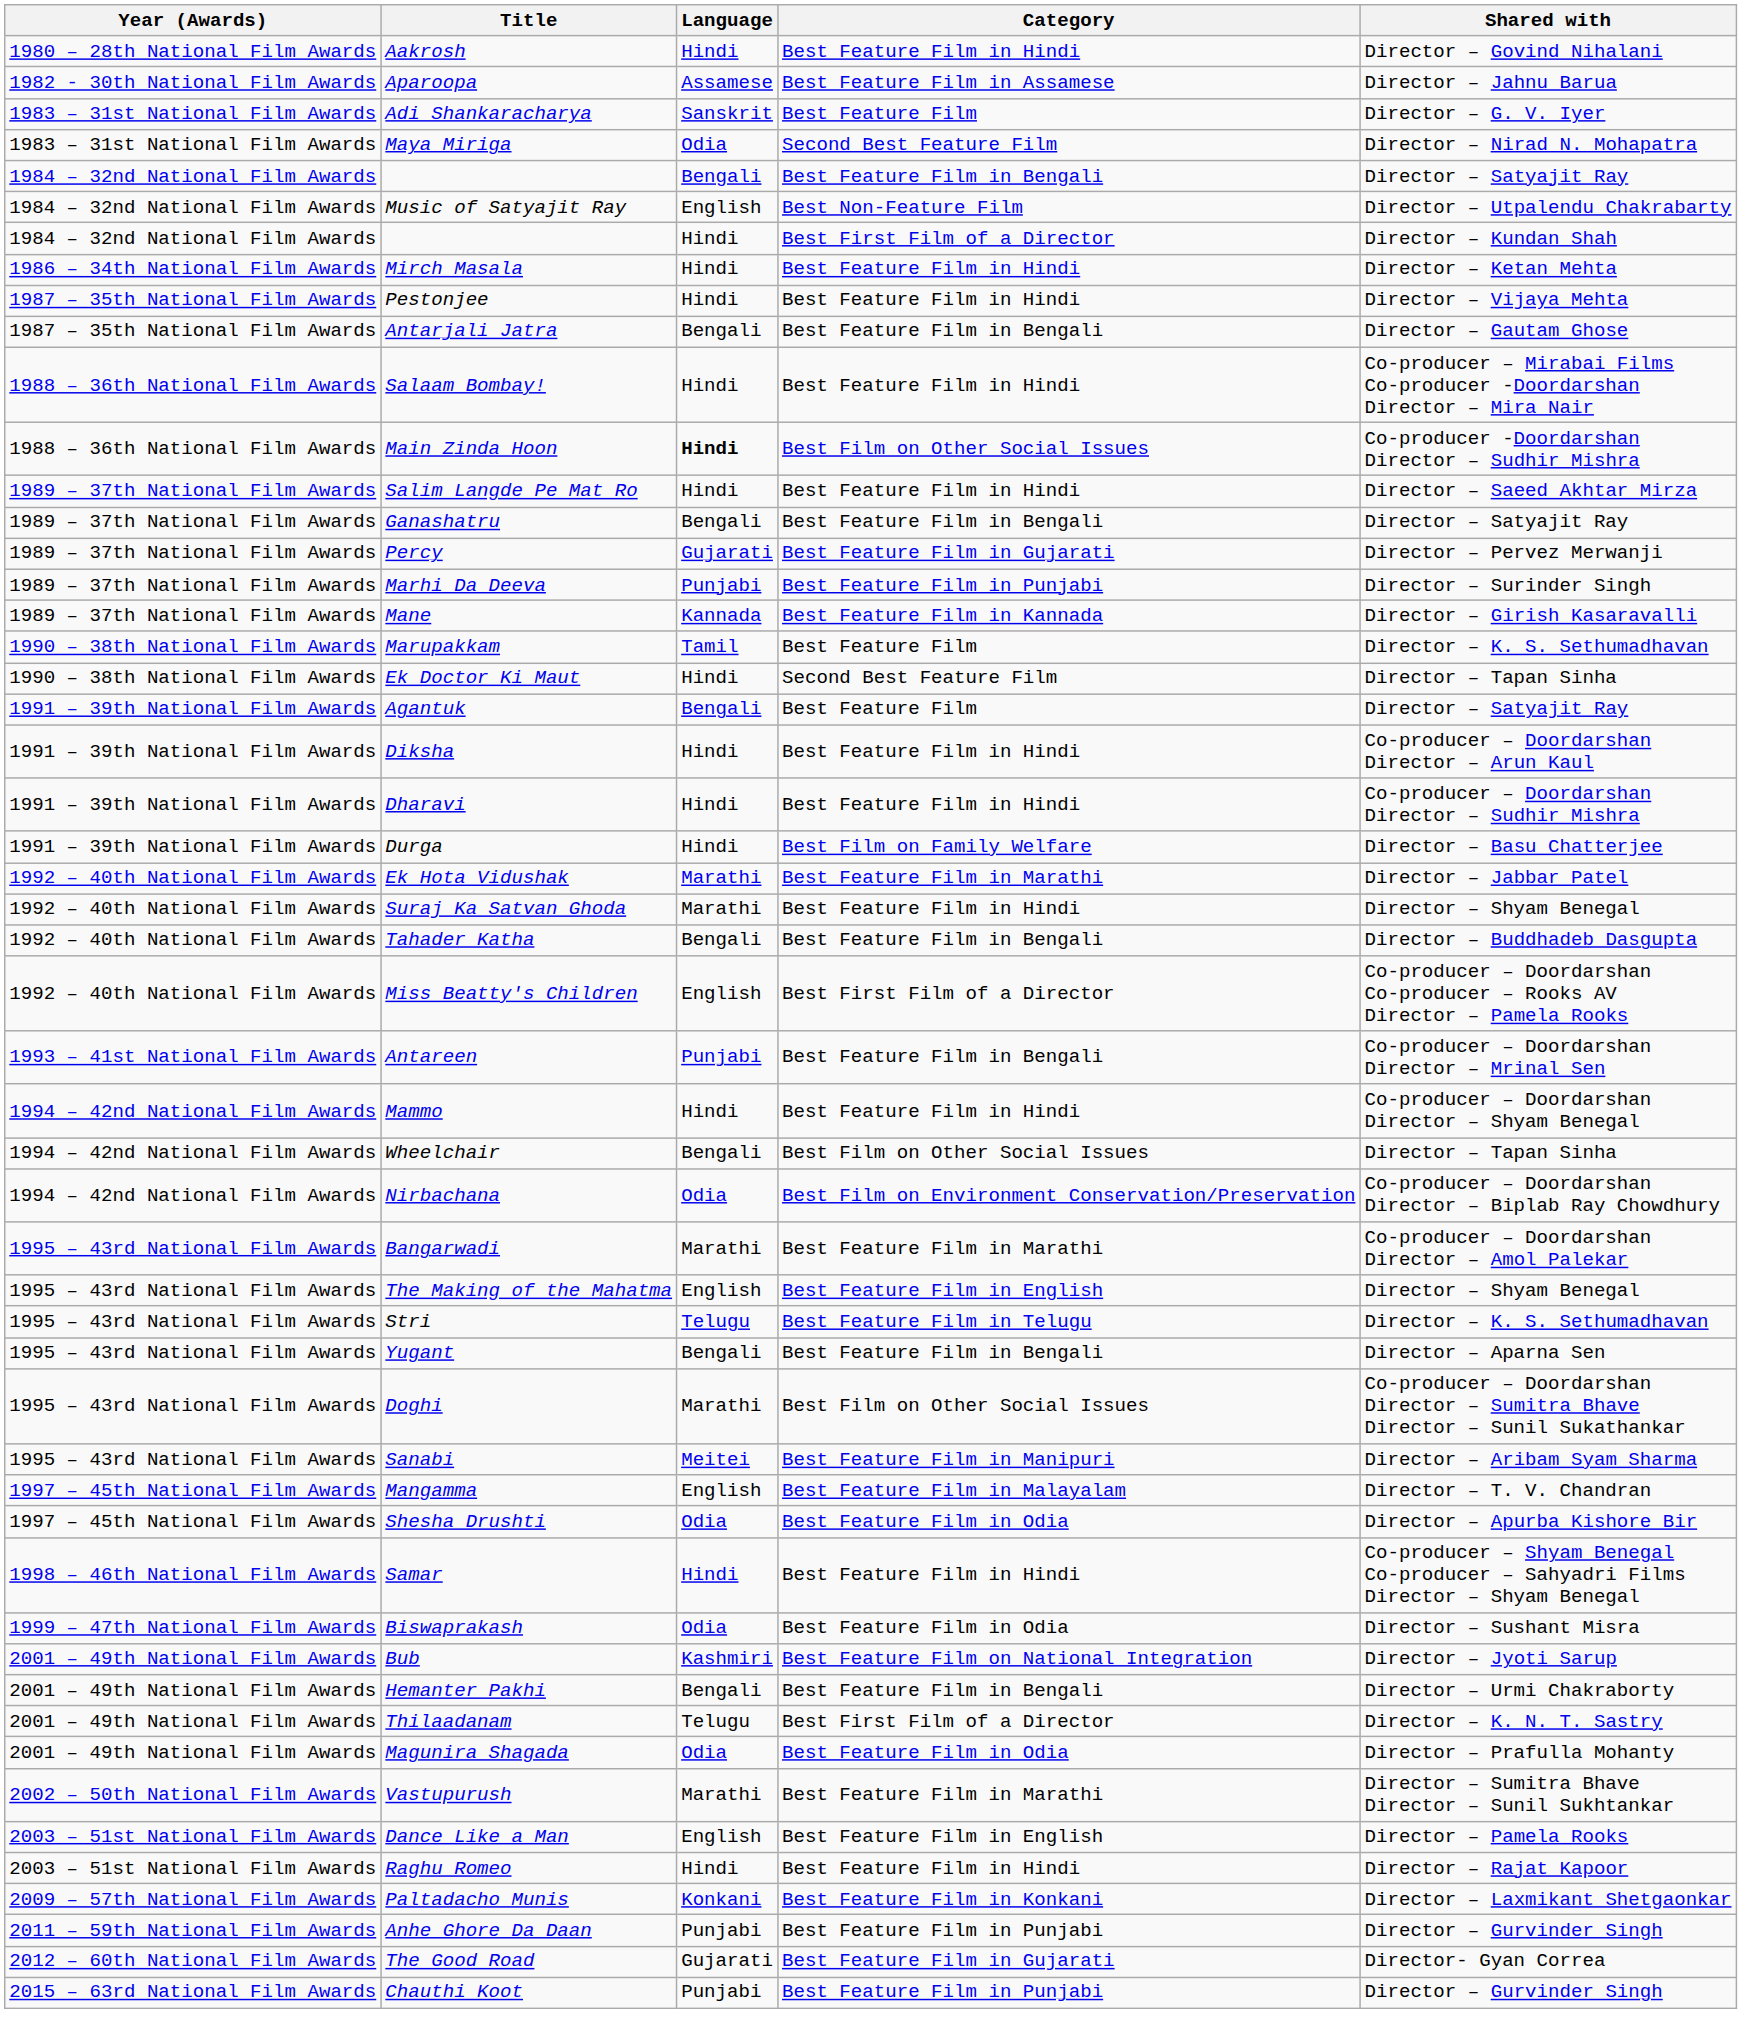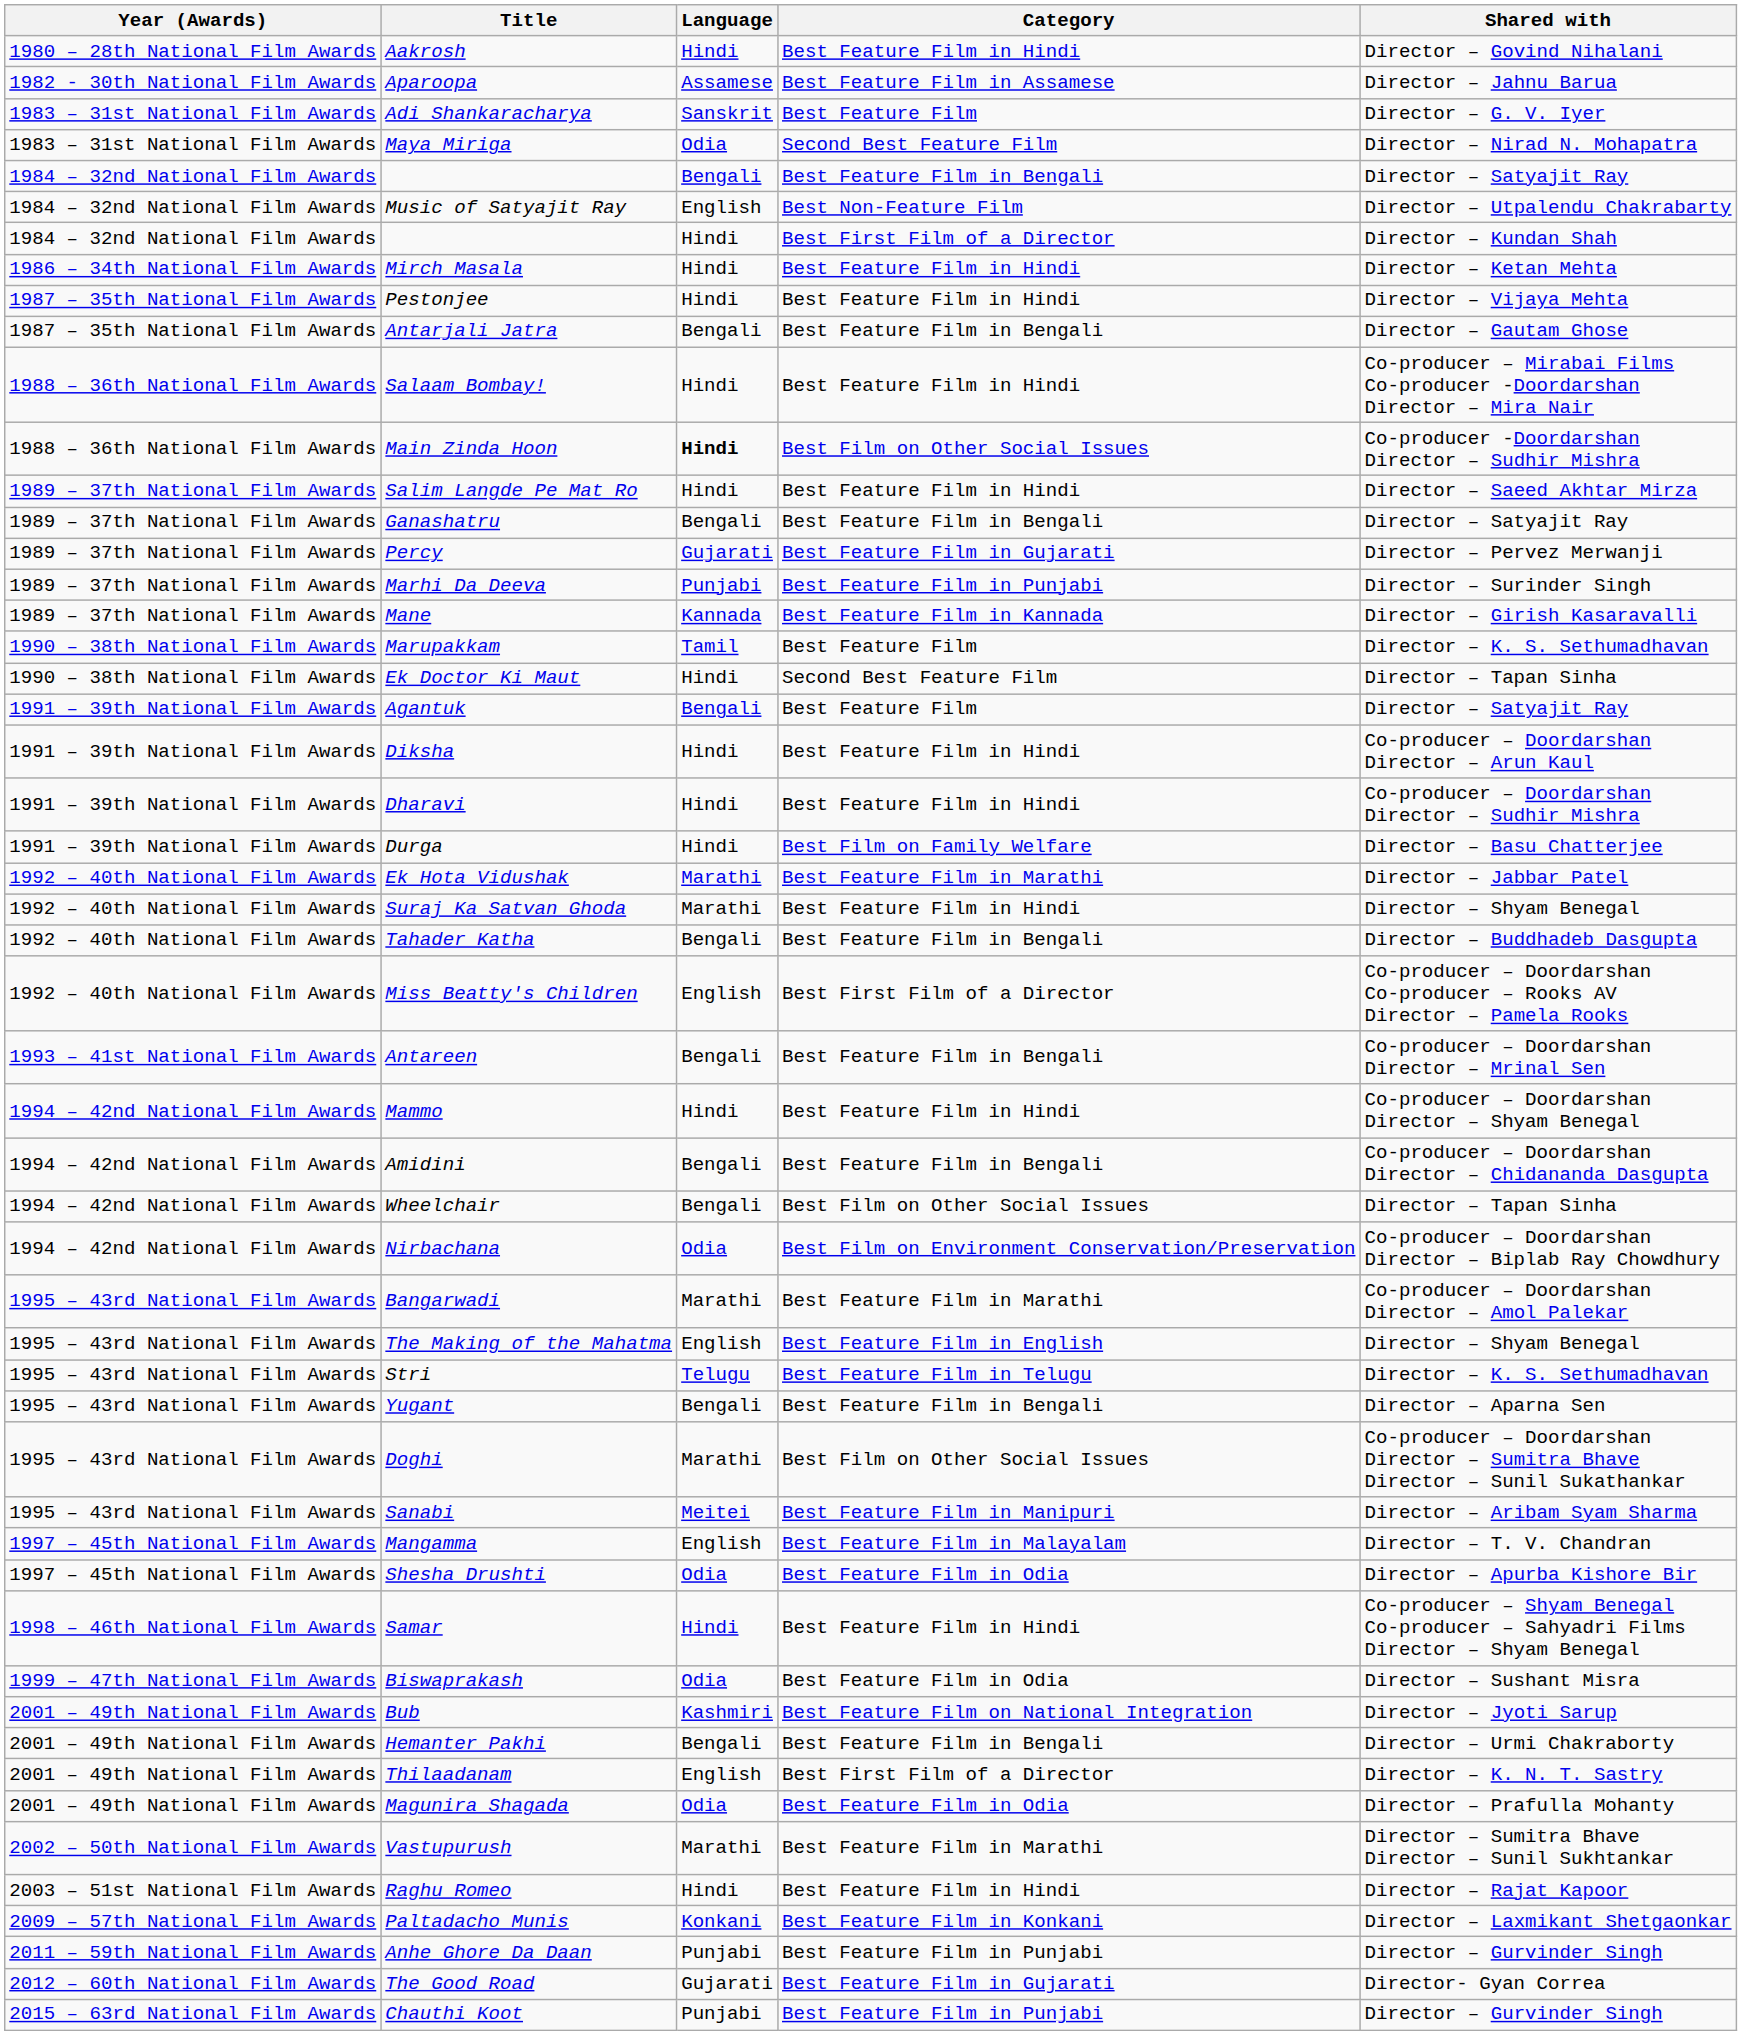(721, 1058) Punjabi -> (721, 1058) Bengali
+ row: (425, 1164)
(716, 1721) Telugu -> (721, 1775) English
- row: (477, 1837)
